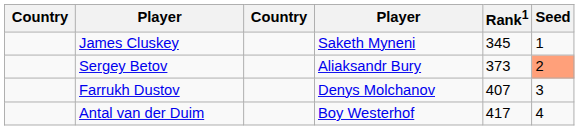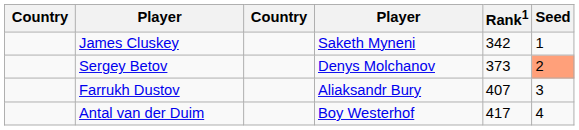(498, 43) 345 -> (498, 43) 342
(370, 66) Aliaksandr Bury -> (377, 66) Denys Molchanov
(377, 90) Denys Molchanov -> (370, 90) Aliaksandr Bury
